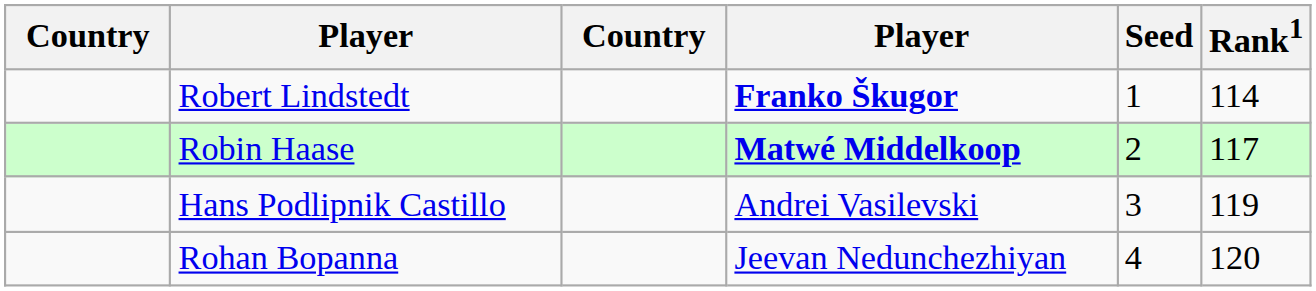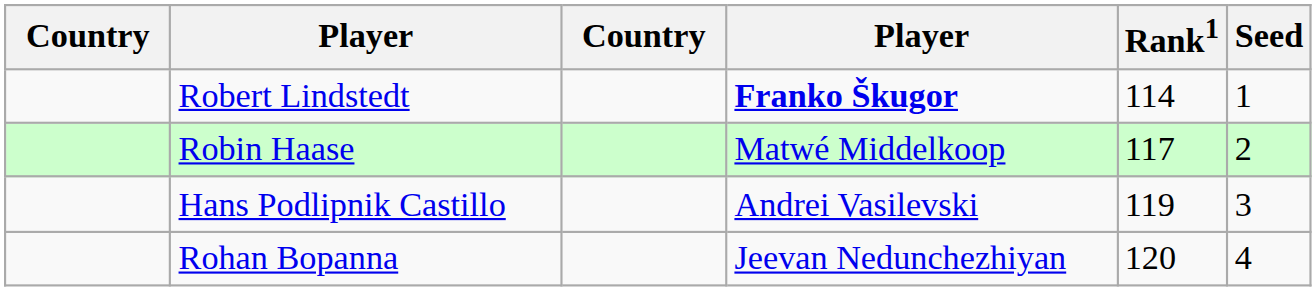columns swapped: (1256, 36) <-> (1159, 36)
(878, 149) bold -> (870, 149) normal
